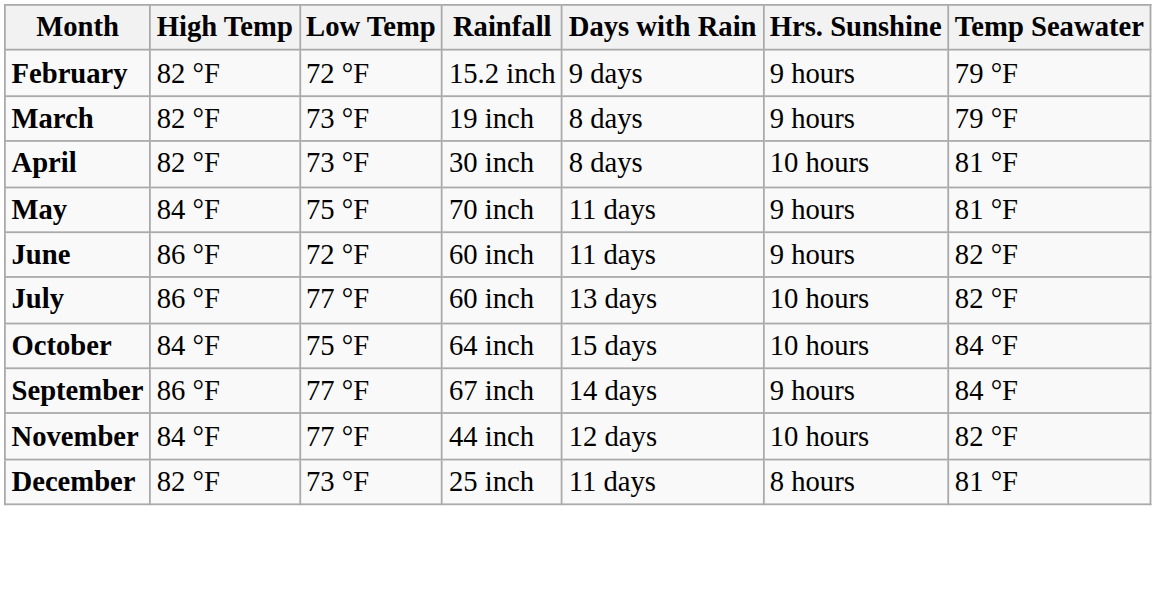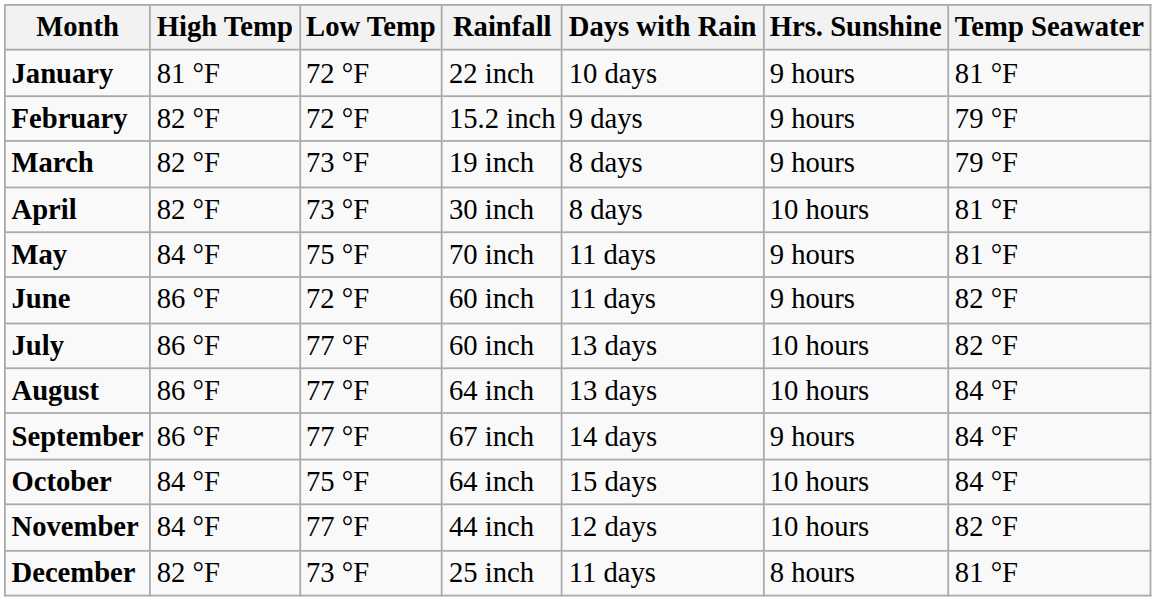+ row: (62, 72)
+ row: (55, 390)
rows swapped: (78, 390) <-> (62, 345)
